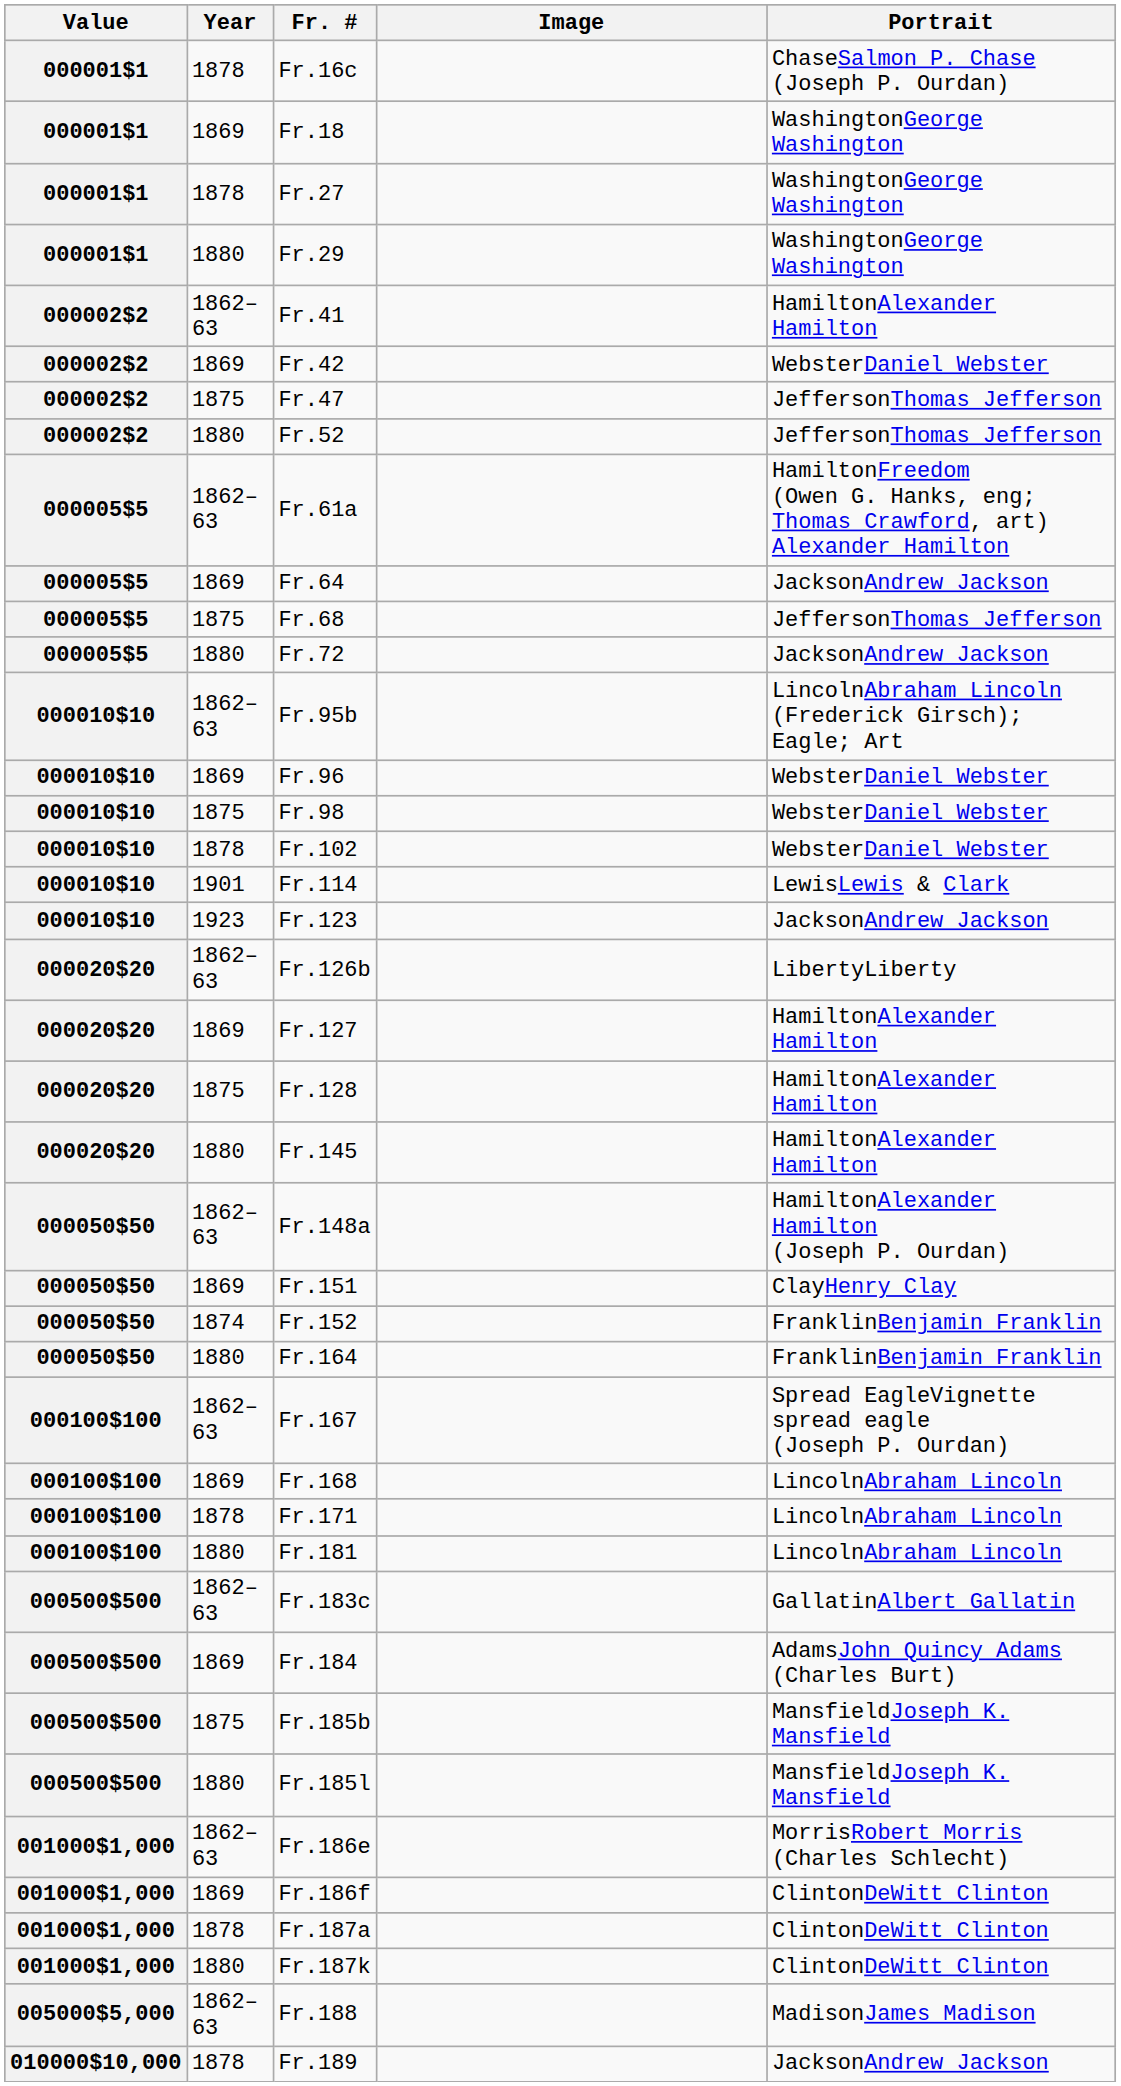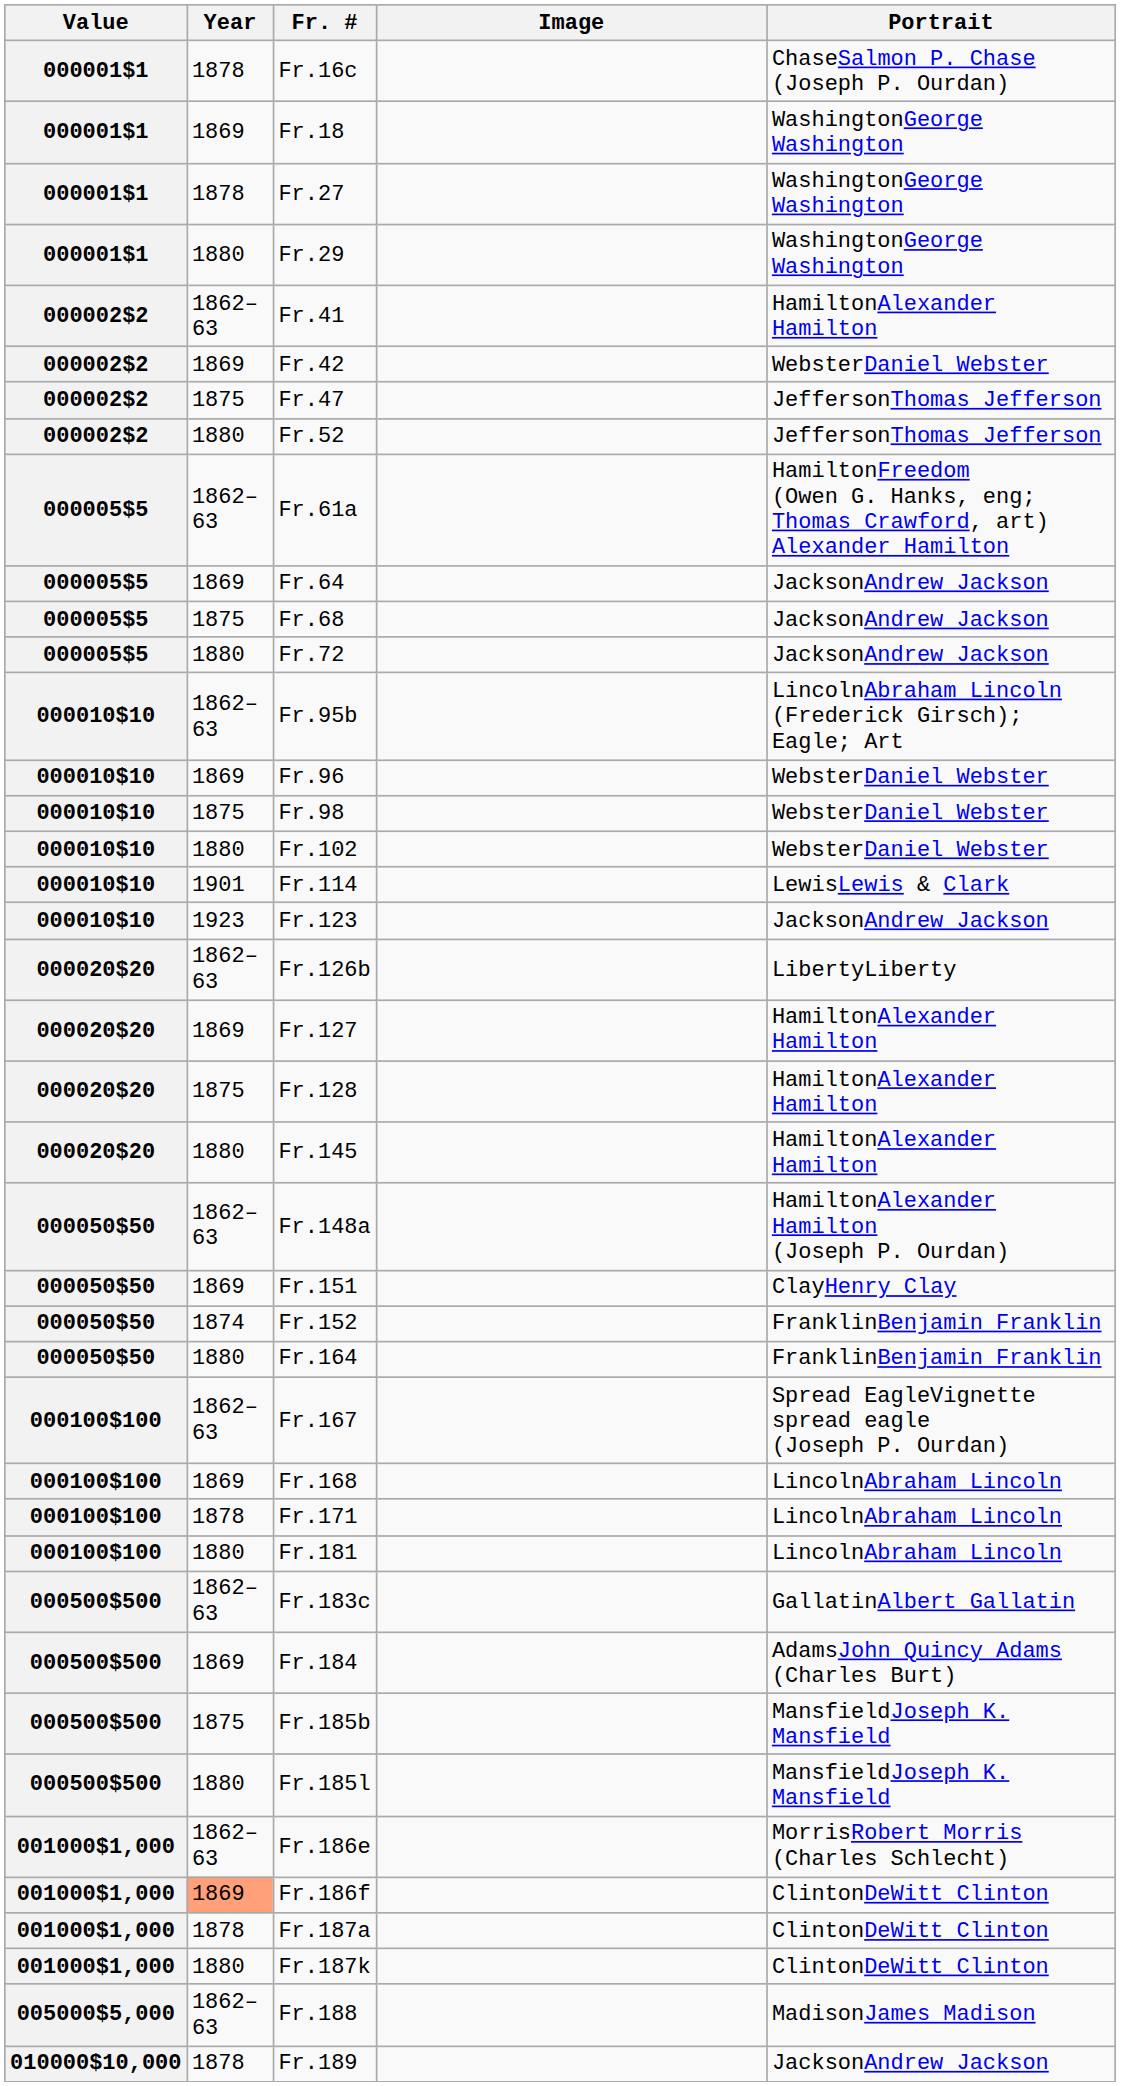(937, 619) JeffersonThomas Jefferson -> (910, 619) JacksonAndrew Jackson
(218, 849) 1878 -> (218, 849) 1880
(218, 1895) no background -> (218, 1895) lightsalmon background
